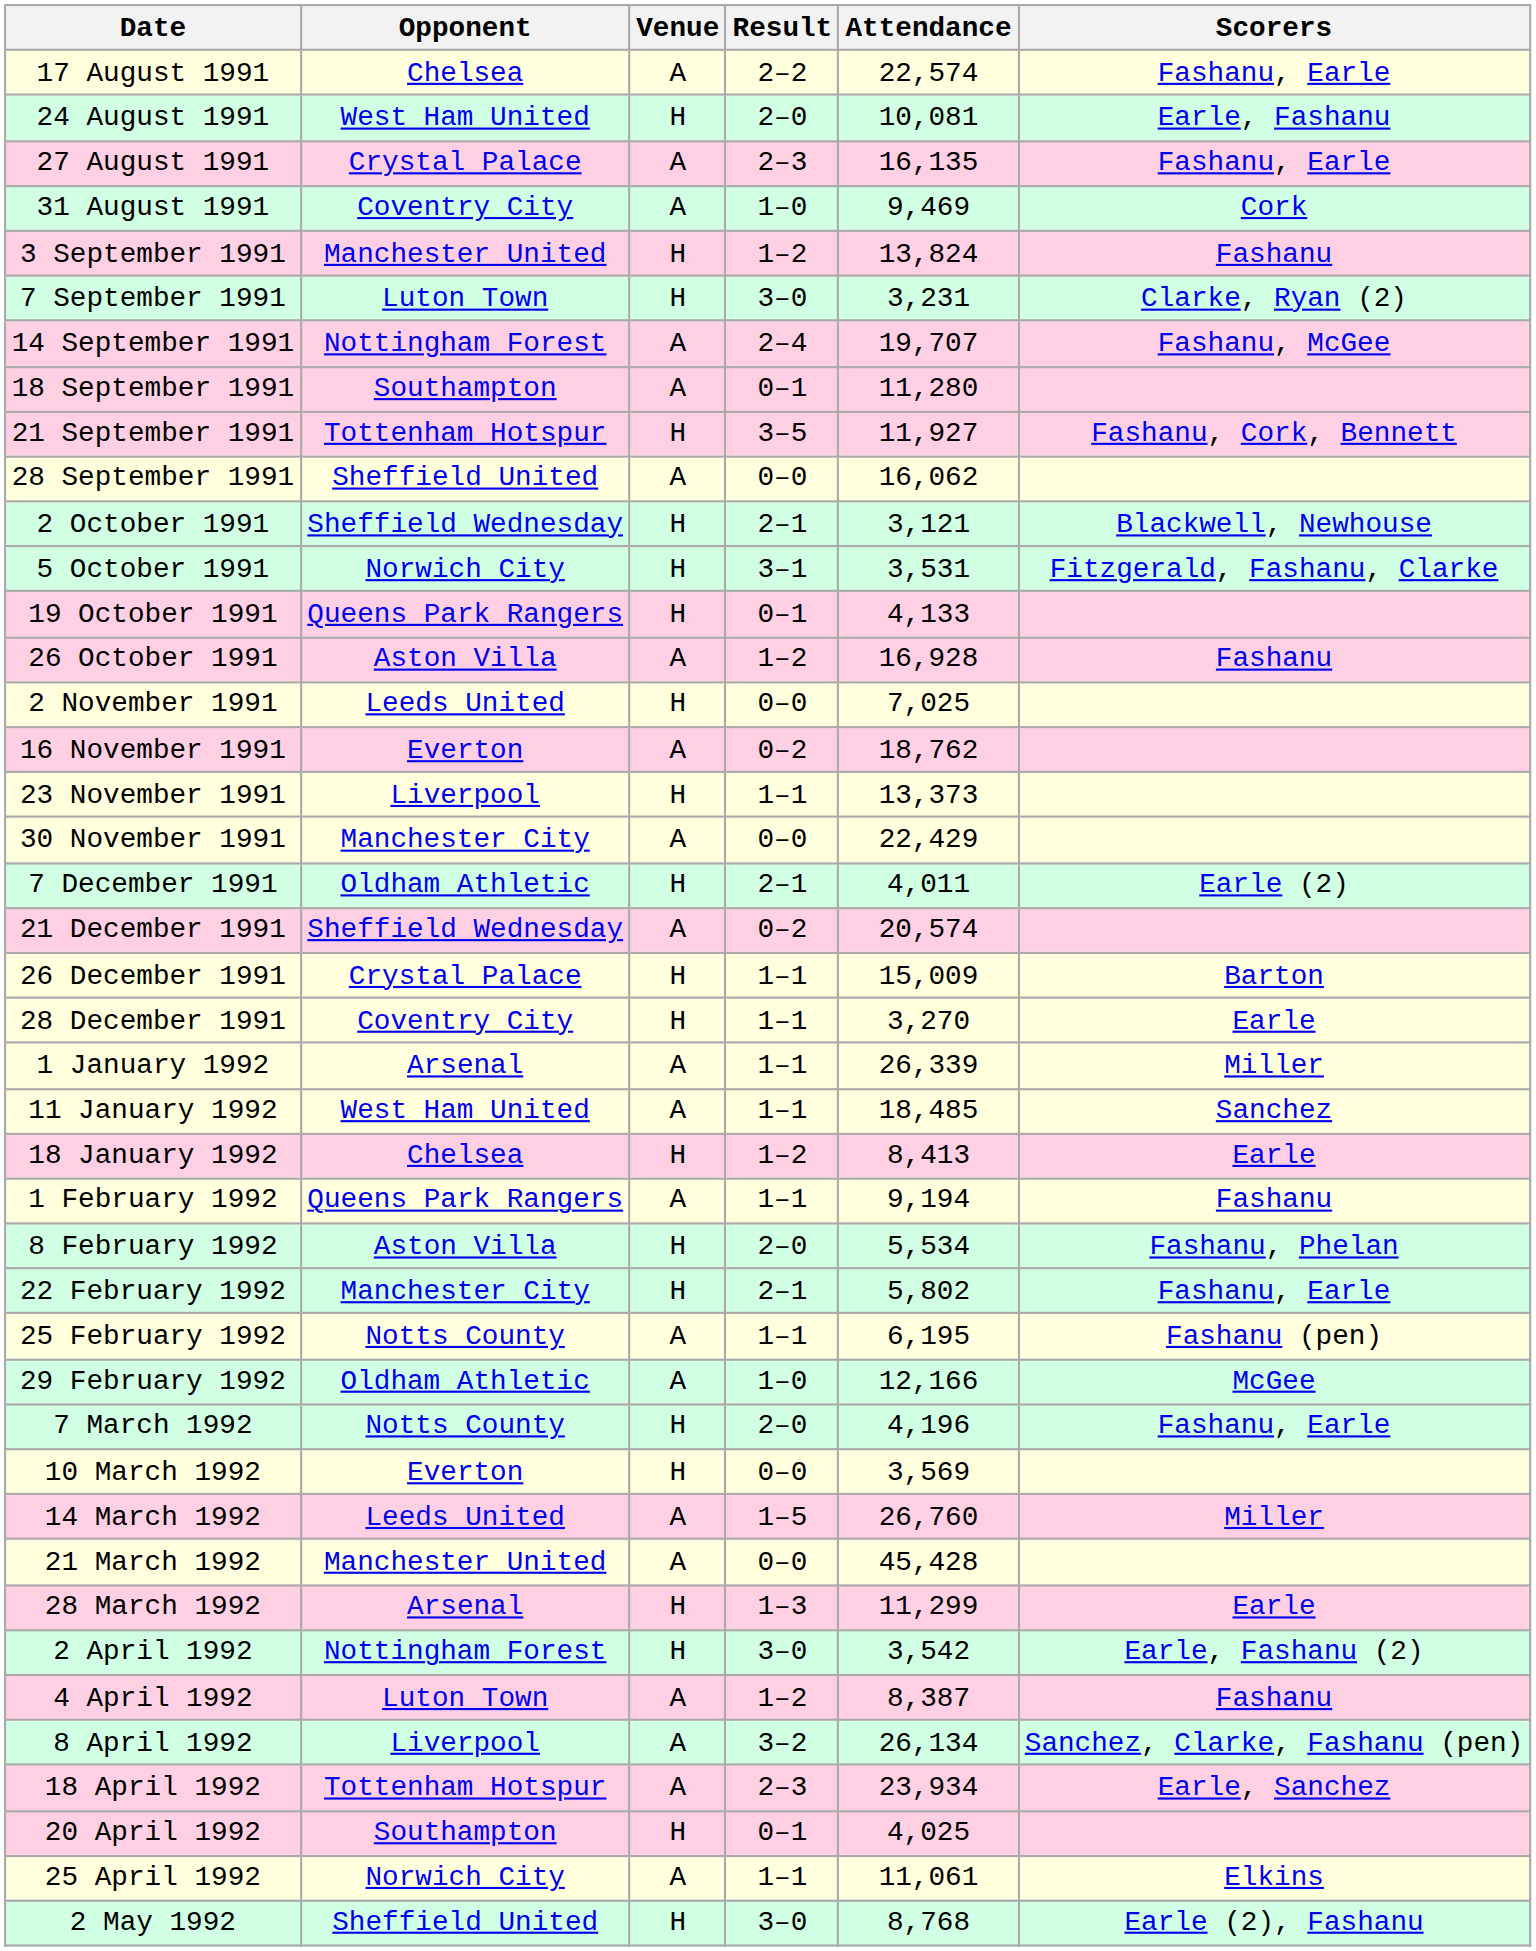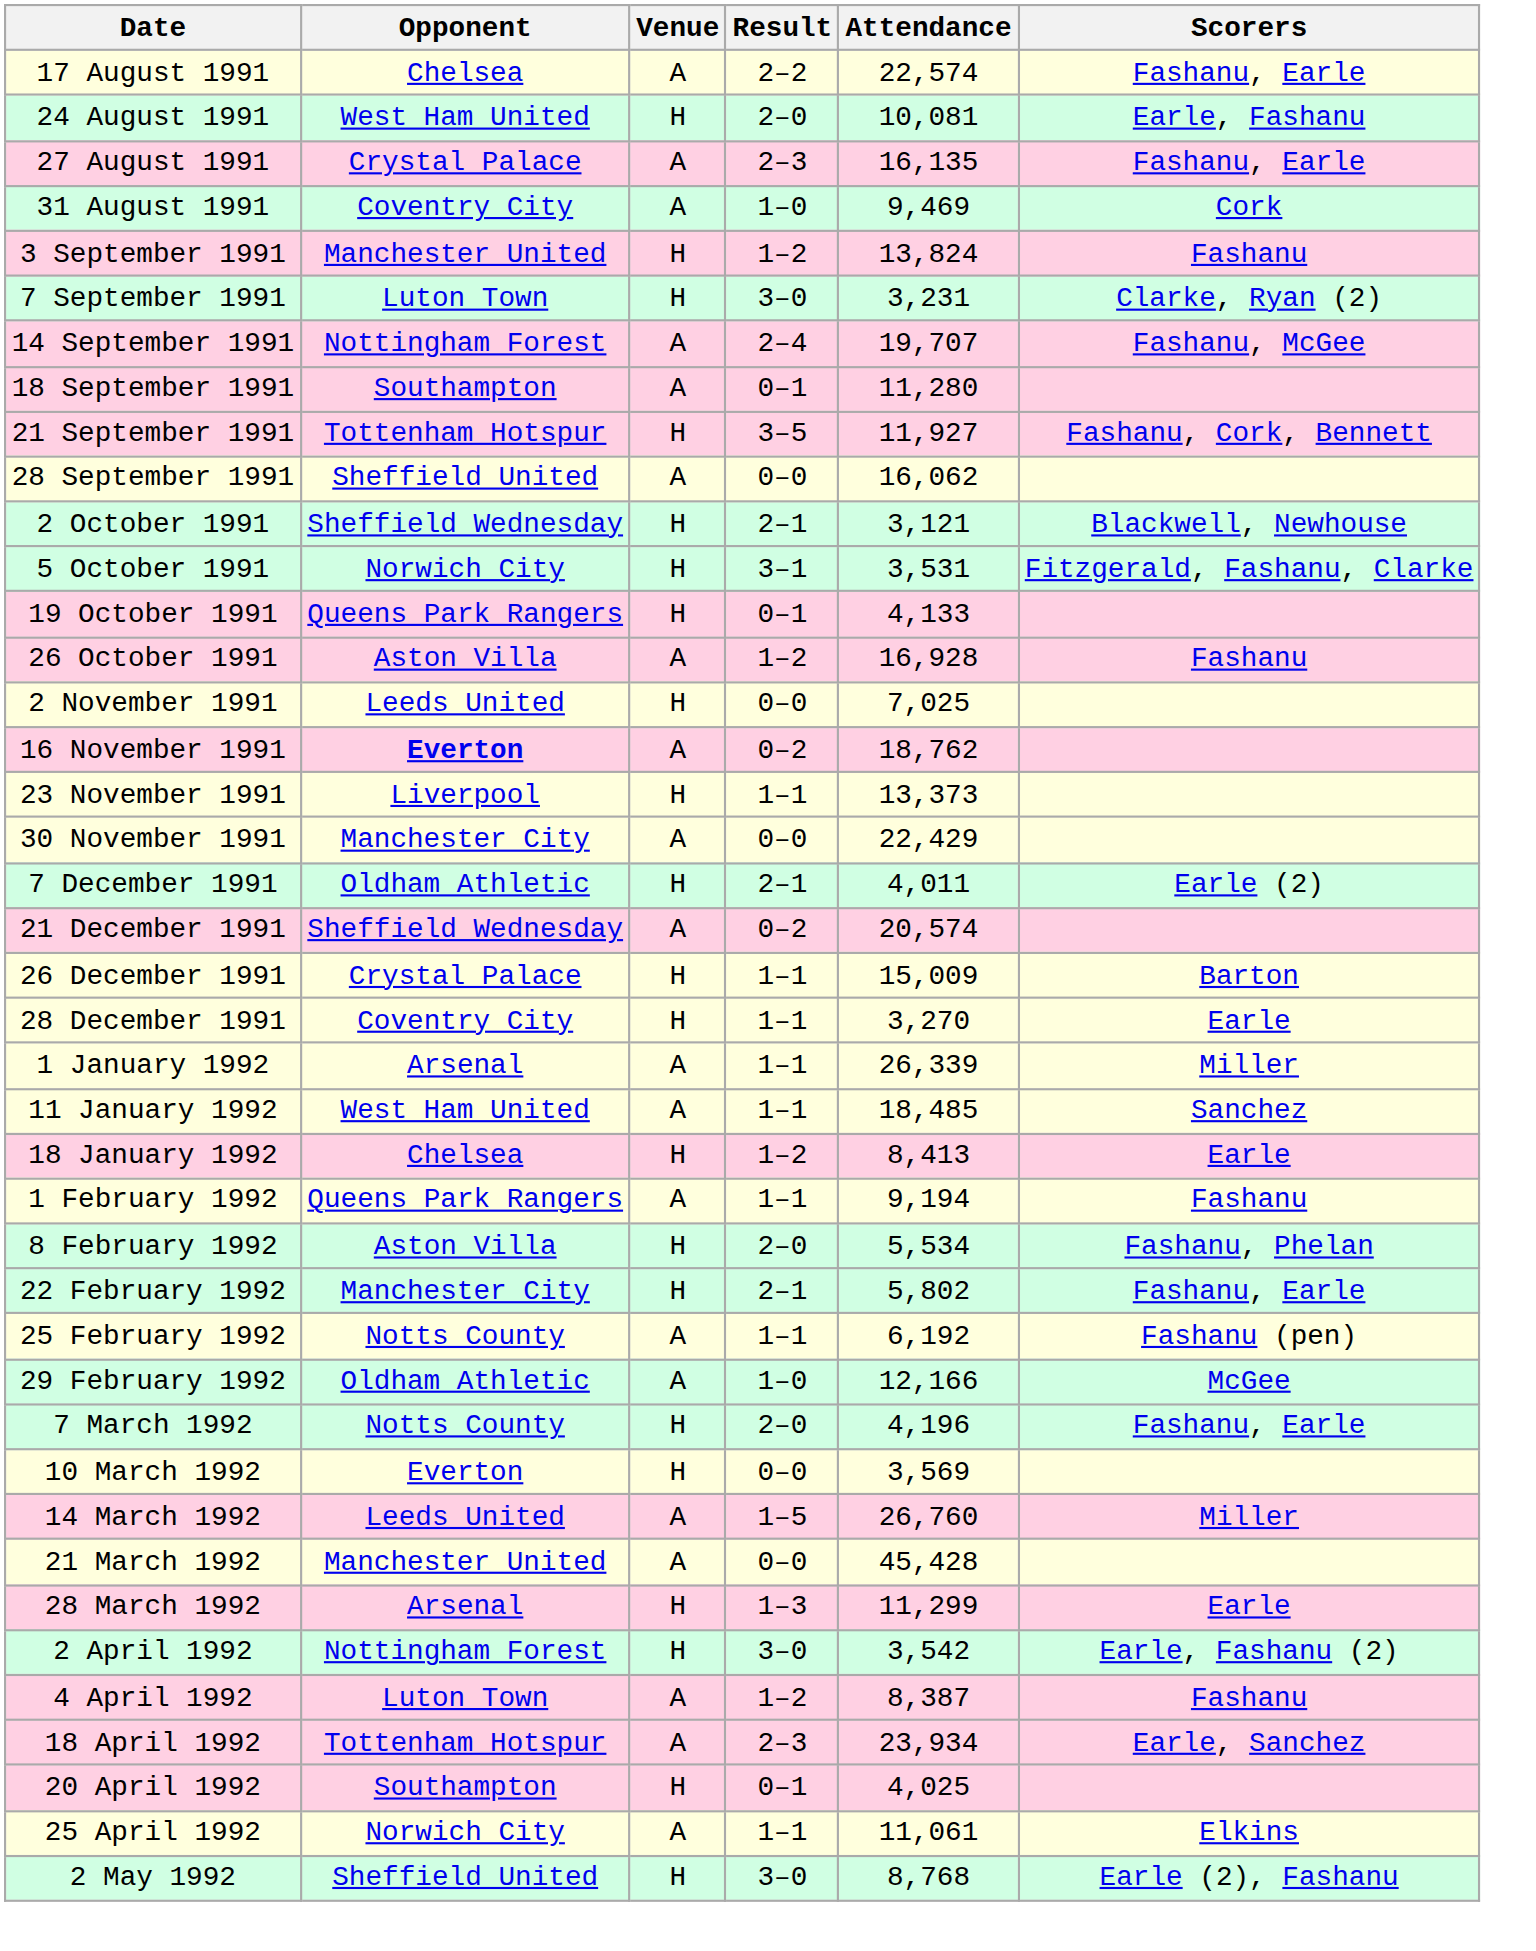(465, 750) normal -> (465, 750) bold
(929, 1336) 6,195 -> (929, 1336) 6,192
- row: (153, 1743)
